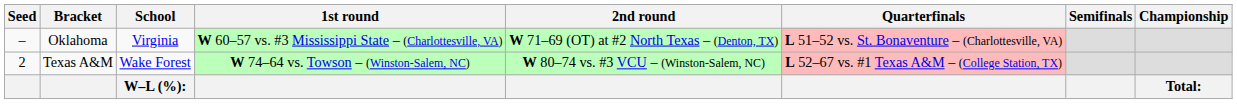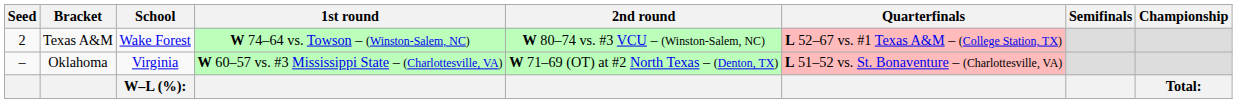rows swapped: (78, 63) <-> (78, 40)
